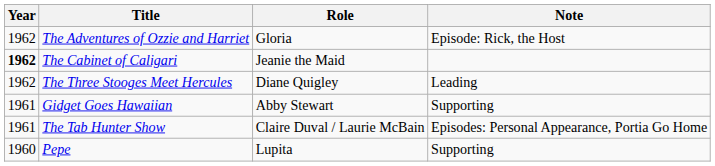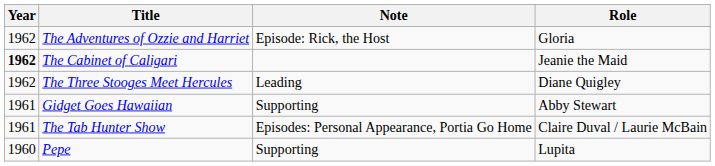columns swapped: (340, 15) <-> (569, 15)
